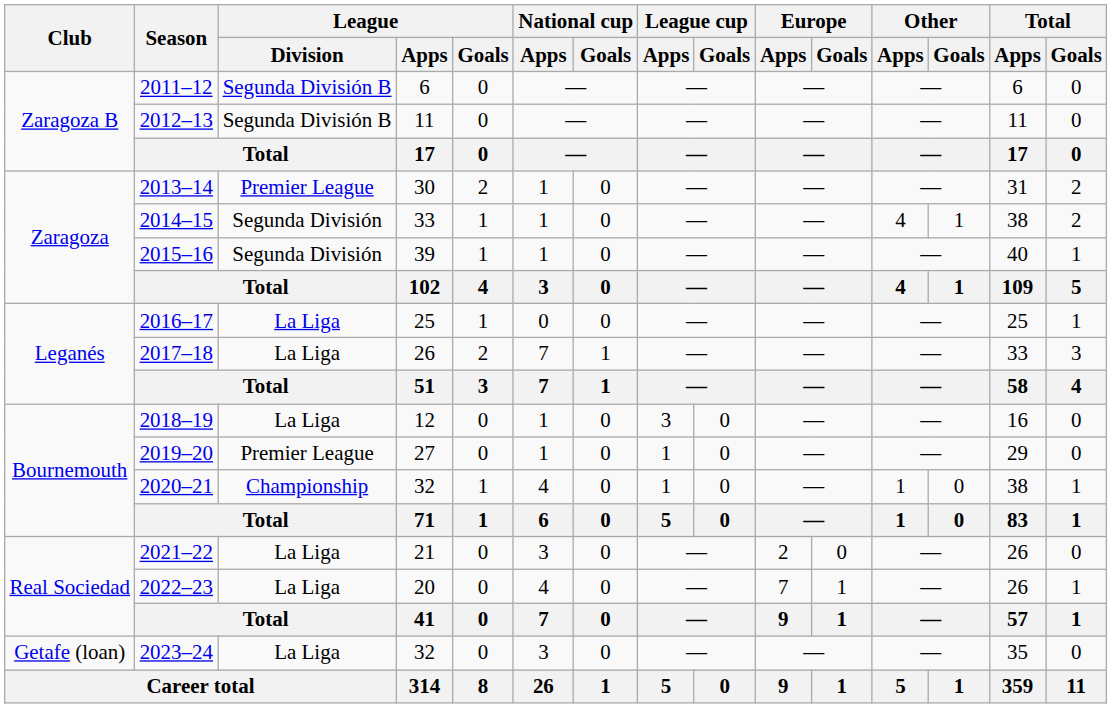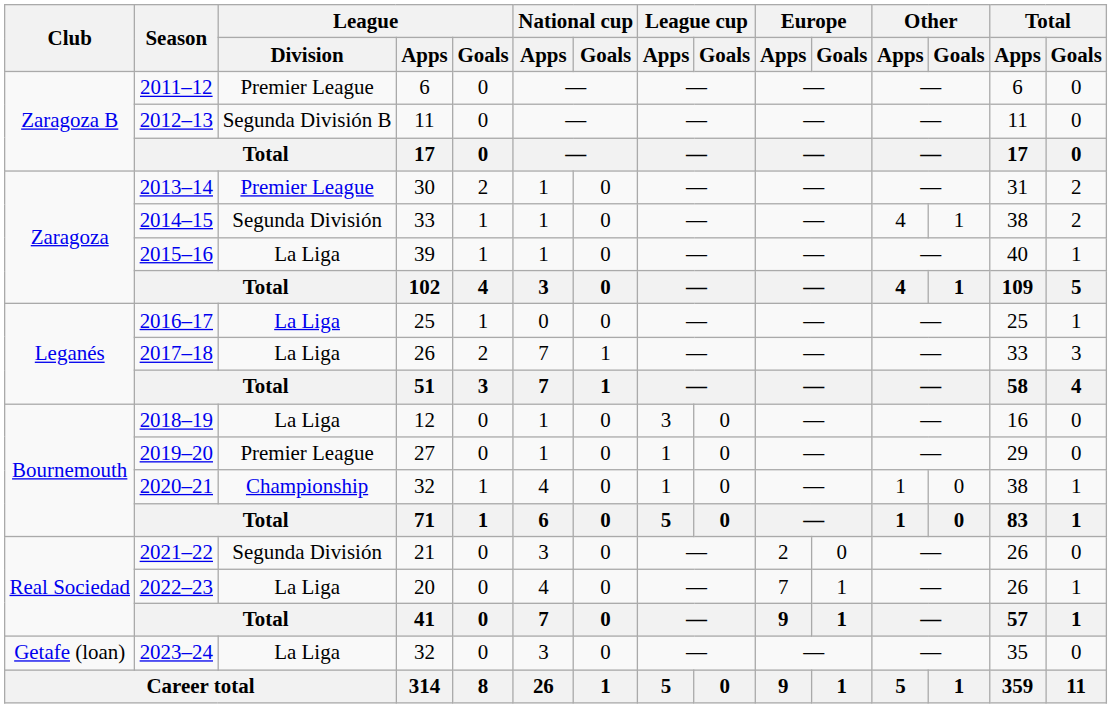(307, 87) Segunda División B -> (307, 87) Premier League
(307, 253) Segunda División -> (307, 253) La Liga
(307, 552) La Liga -> (307, 552) Segunda División
